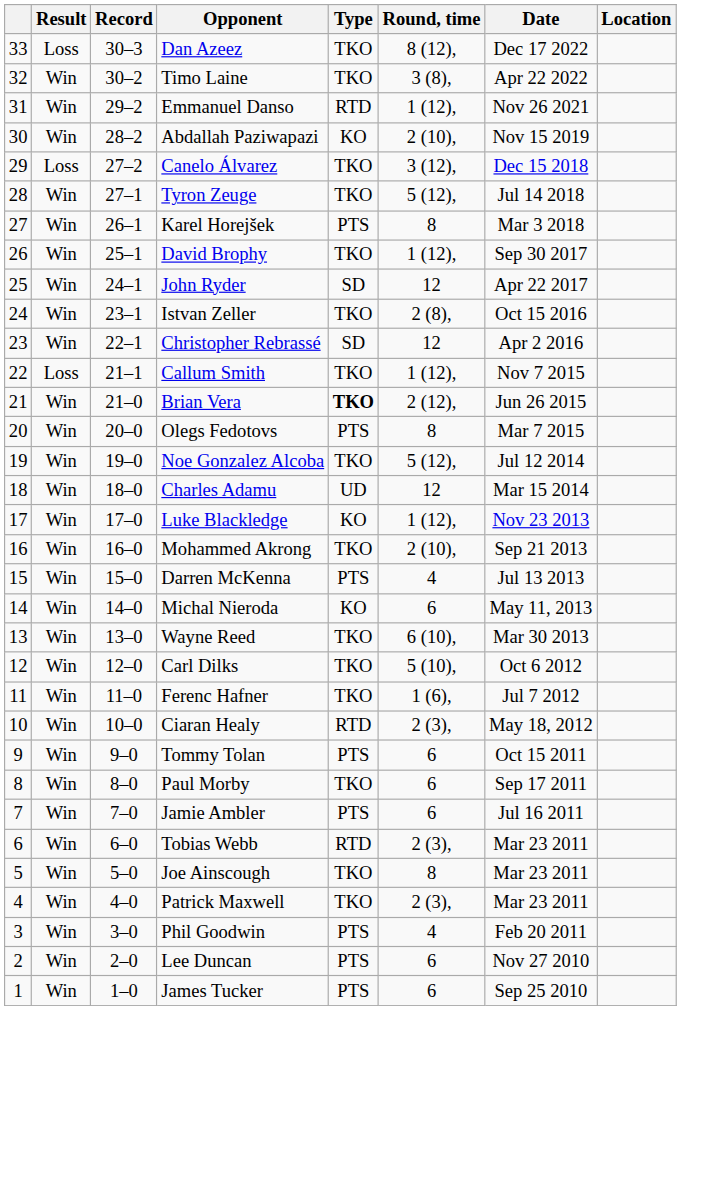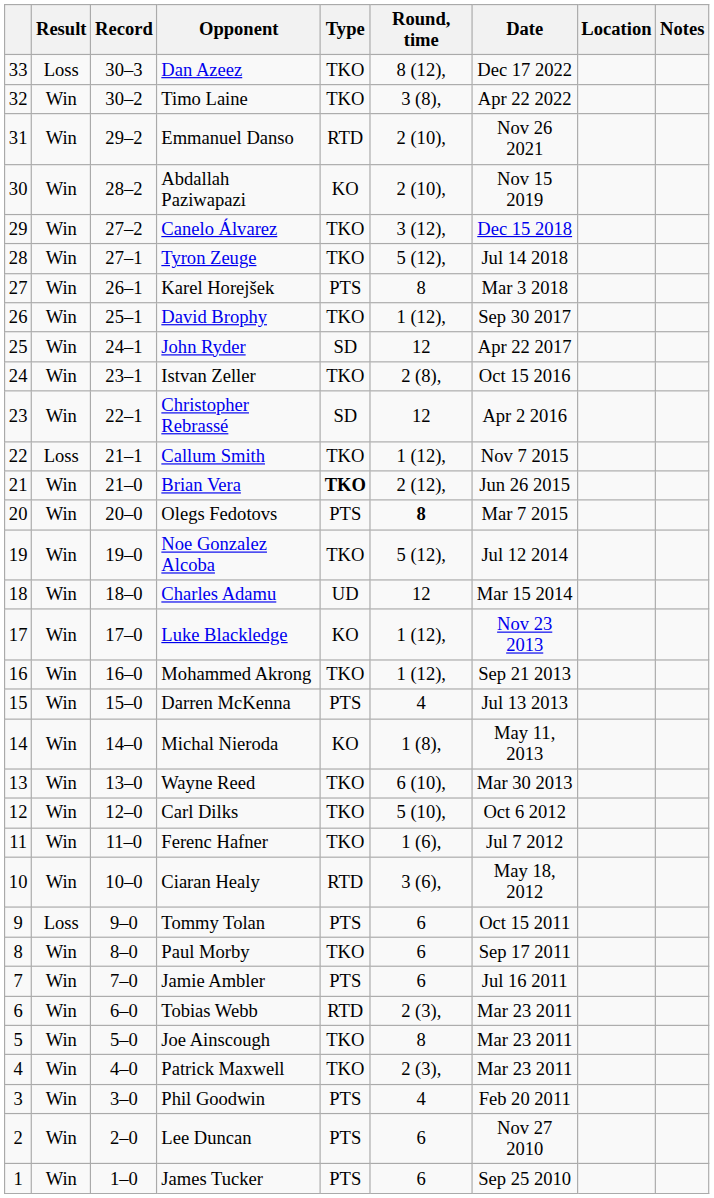+ column: (682, 29)
(432, 107) 1 (12), -> (421, 138) 2 (10),
(61, 166) Loss -> (61, 229) Win
(432, 431) normal -> (421, 514) bold
(432, 549) 2 (10), -> (421, 674) 1 (12),
(432, 607) 6 -> (421, 743) 1 (8),
(432, 725) 2 (3), -> (421, 882) 3 (6),
(61, 755) Win -> (61, 922) Loss
